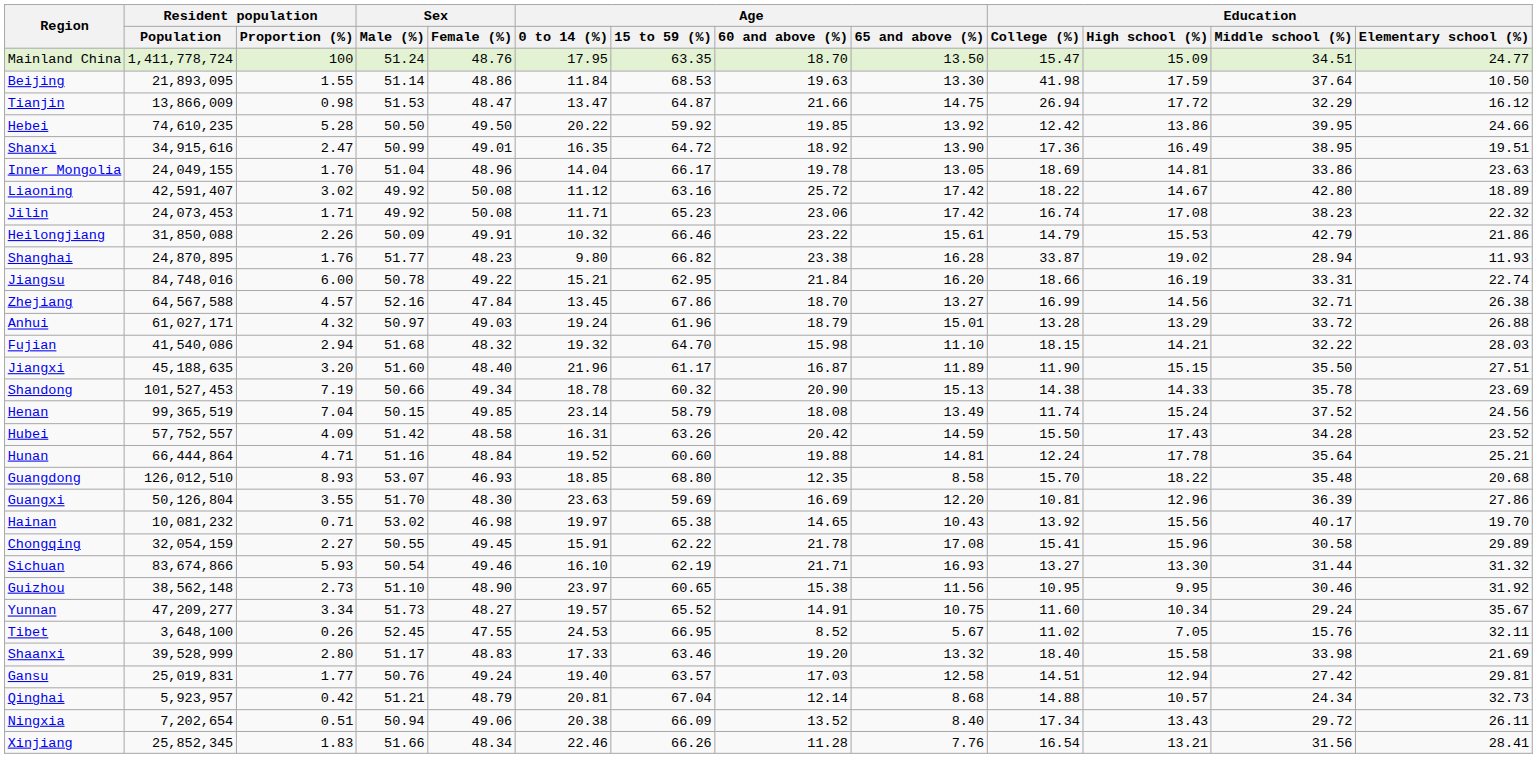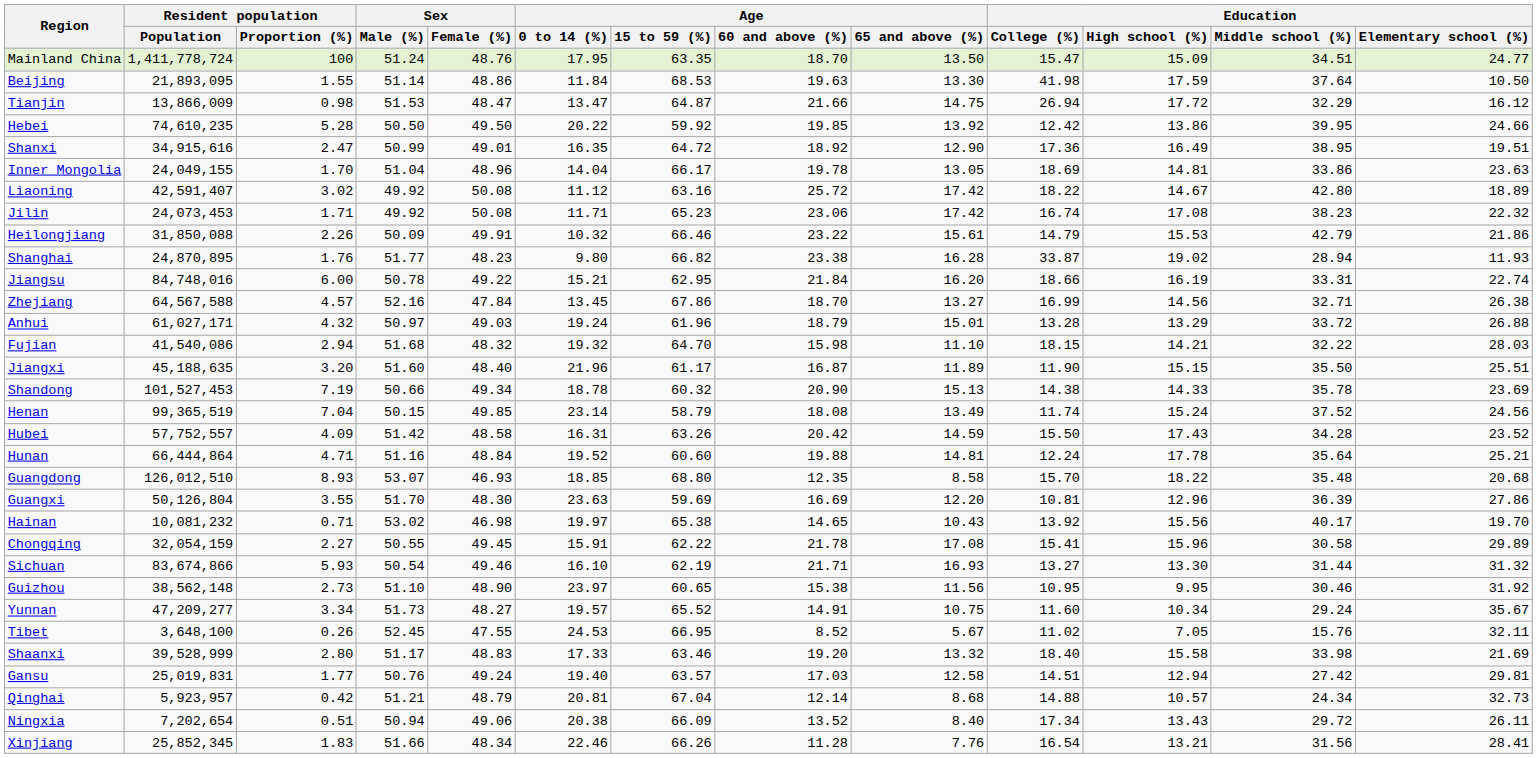(964, 148) 13.90 -> (964, 148) 12.90
(1509, 368) 27.51 -> (1509, 368) 25.51
